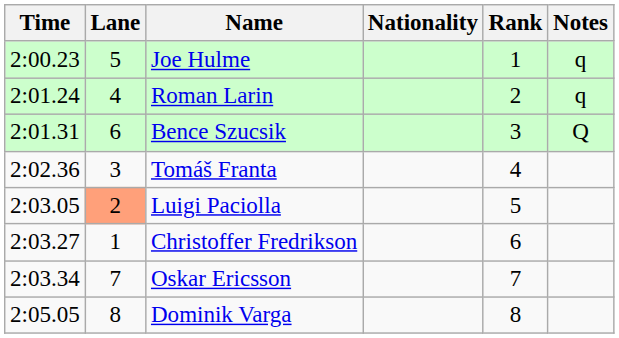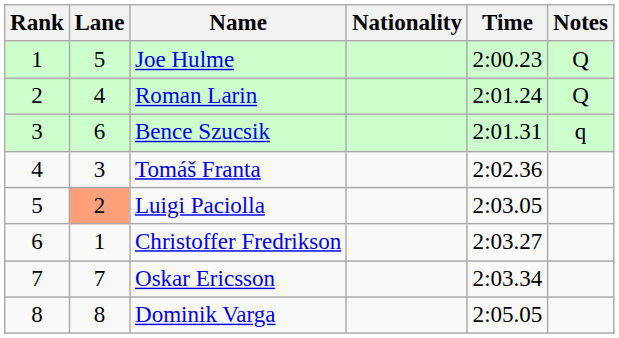columns swapped: (515, 22) <-> (45, 22)
(581, 59) q -> (581, 59) Q
(581, 95) q -> (581, 95) Q
(581, 132) Q -> (581, 132) q
